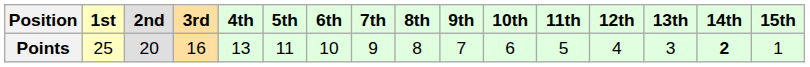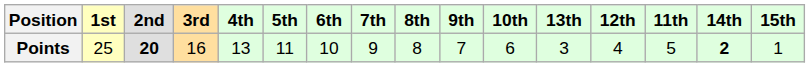columns swapped: (564, 19) <-> (671, 19)
(149, 48) normal -> (149, 48) bold
